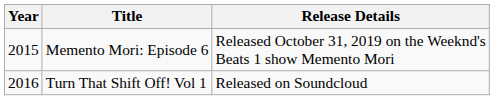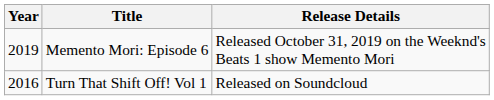(23, 49) 2015 -> (23, 49) 2019
